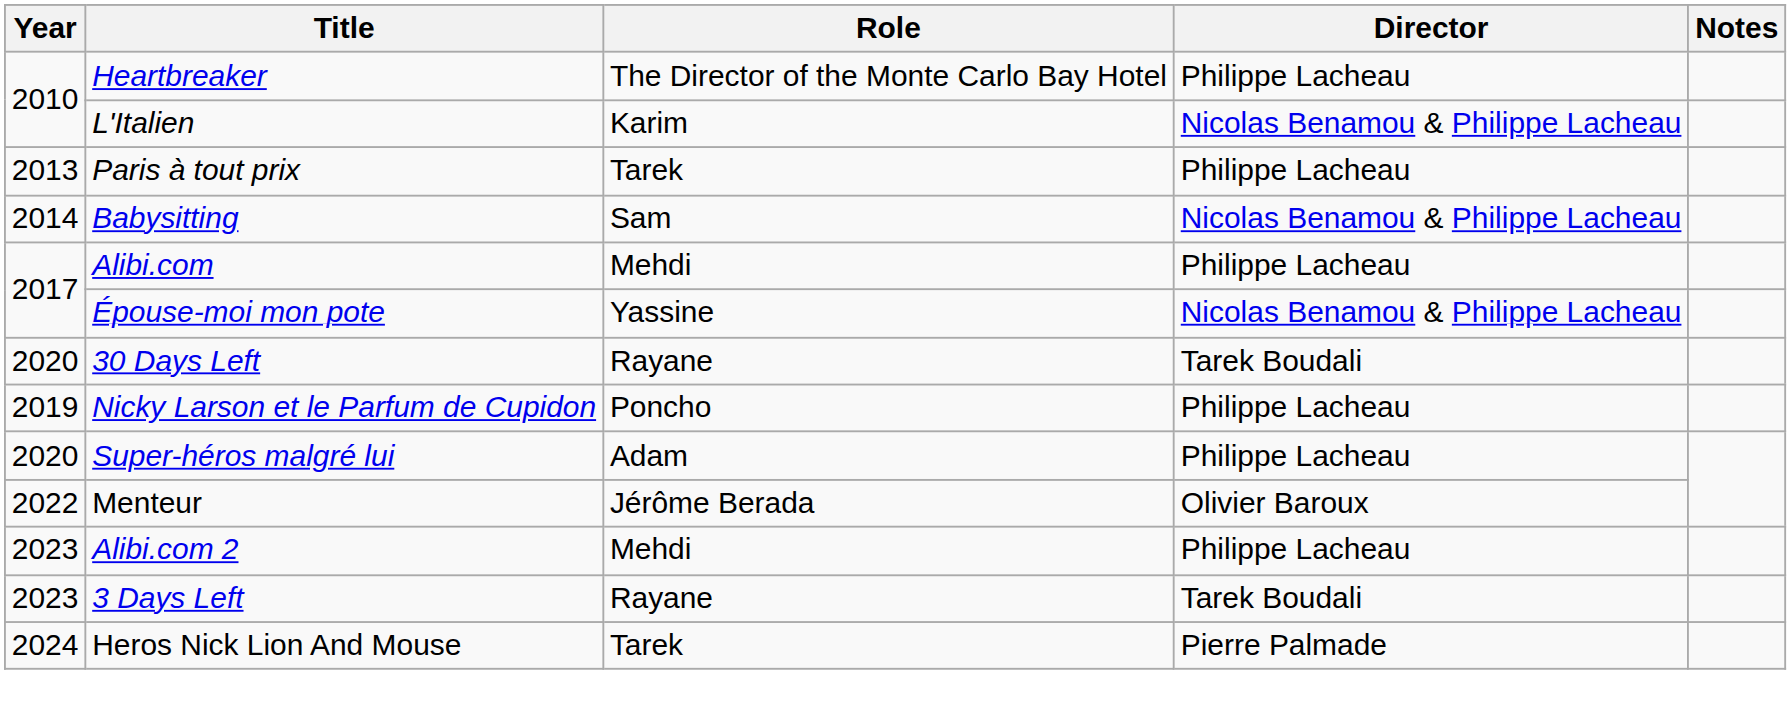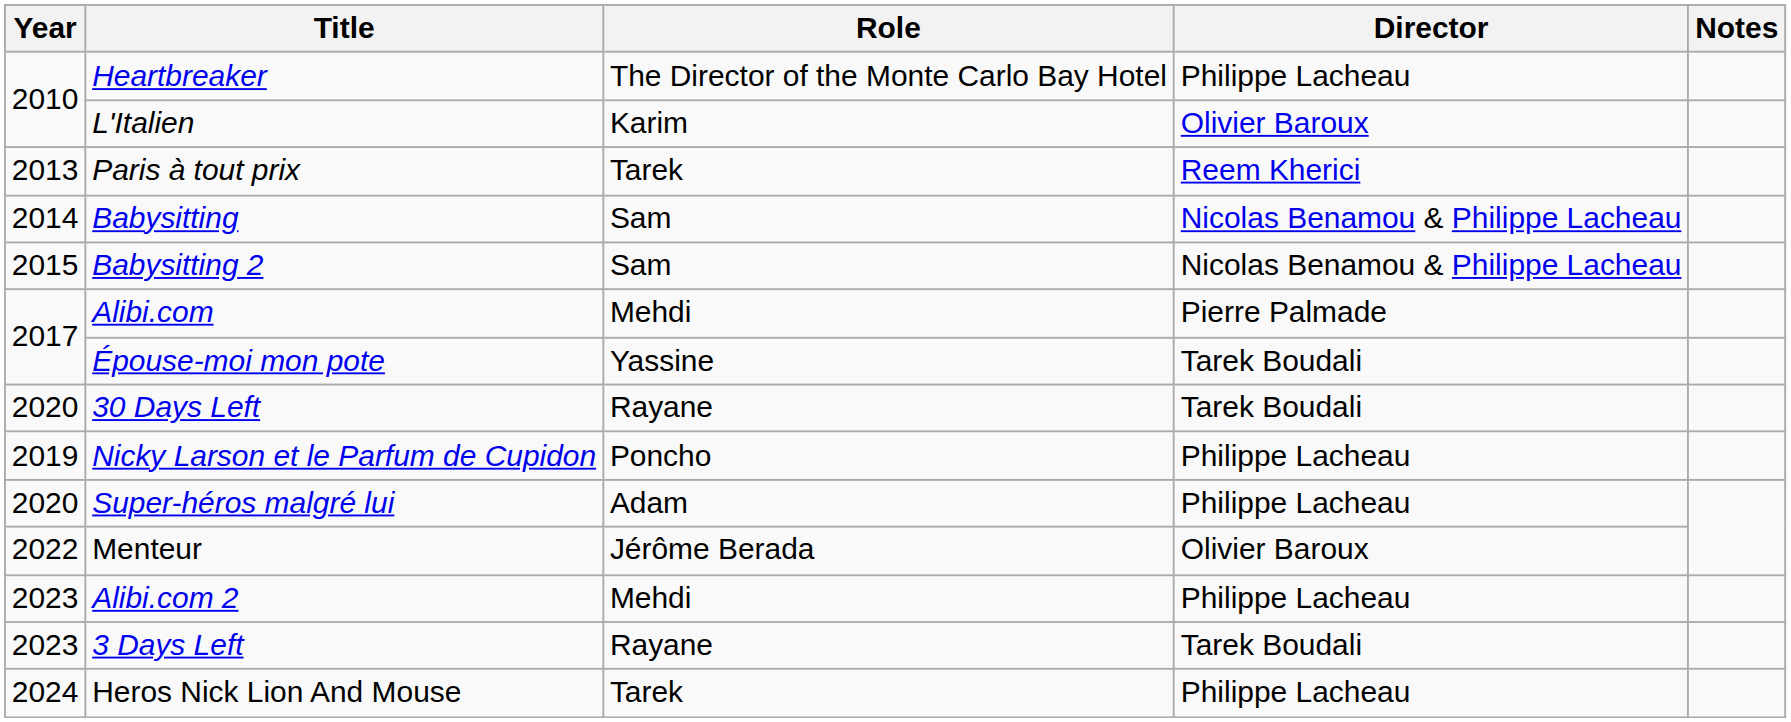(1431, 123) Nicolas Benamou & Philippe Lacheau -> (1275, 123) Olivier Baroux
(1296, 170) Philippe Lacheau -> (1271, 170) Reem Kherici
+ row: (178, 265)
(1296, 265) Philippe Lacheau -> (1284, 312) Pierre Palmade
(1431, 312) Nicolas Benamou & Philippe Lacheau -> (1271, 360) Tarek Boudali
(1284, 645) Pierre Palmade -> (1296, 692) Philippe Lacheau
